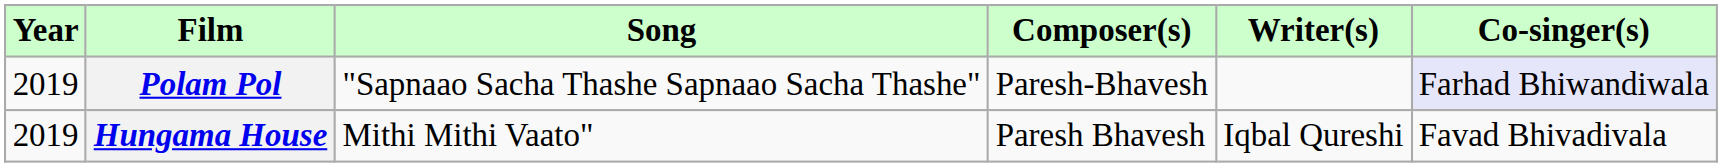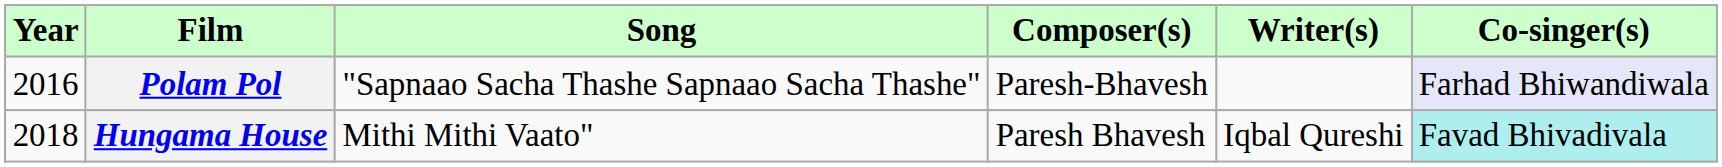(46, 82) 2019 -> (46, 82) 2016
(46, 135) 2019 -> (46, 135) 2018
(1543, 135) no background -> (1543, 135) paleturquoise background
